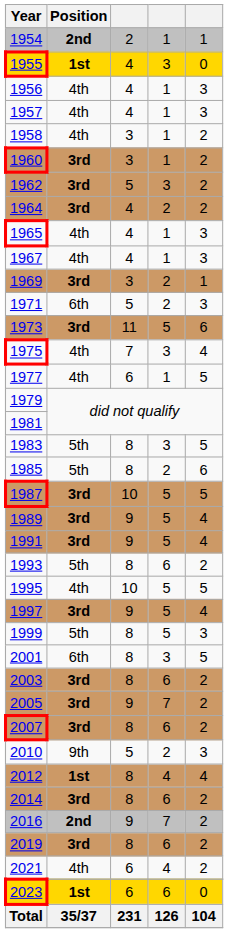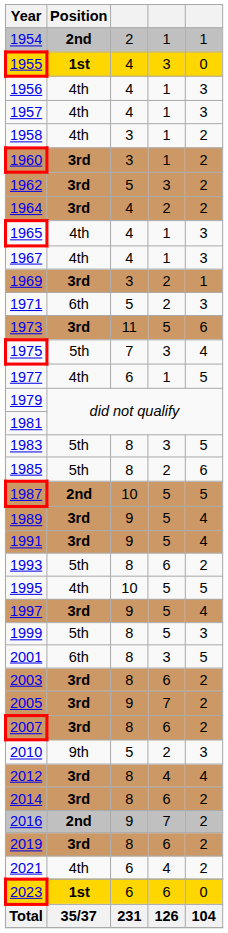(79, 352) 4th -> (79, 352) 5th
(79, 494) 3rd -> (79, 494) 2nd
(79, 776) 1st -> (79, 776) 3rd
